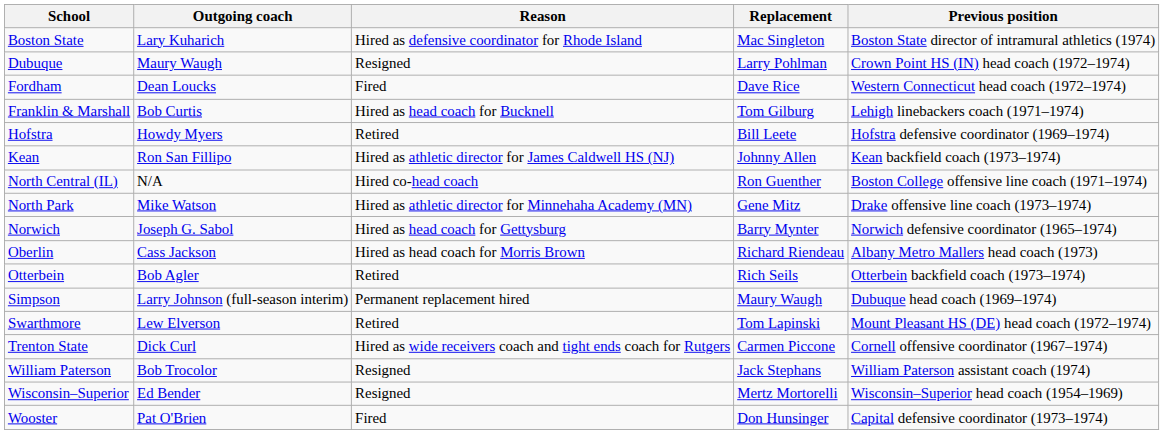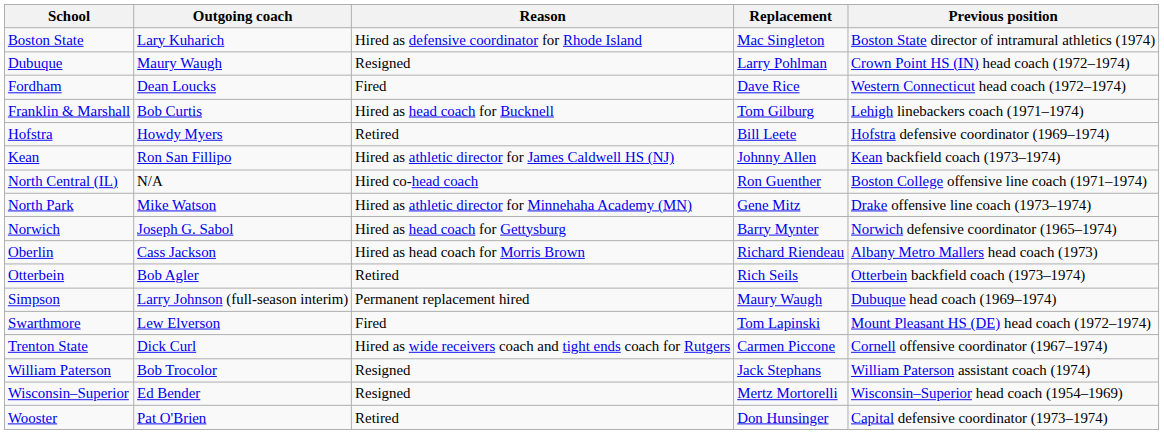(377, 323) Retired -> (371, 323) Fired
(371, 417) Fired -> (377, 417) Retired
